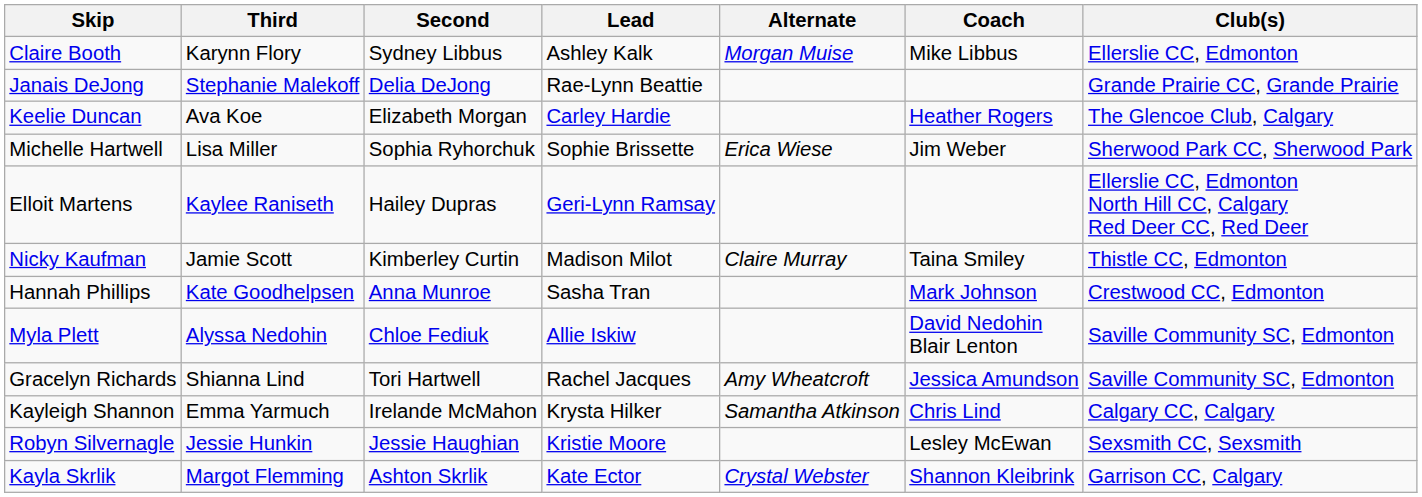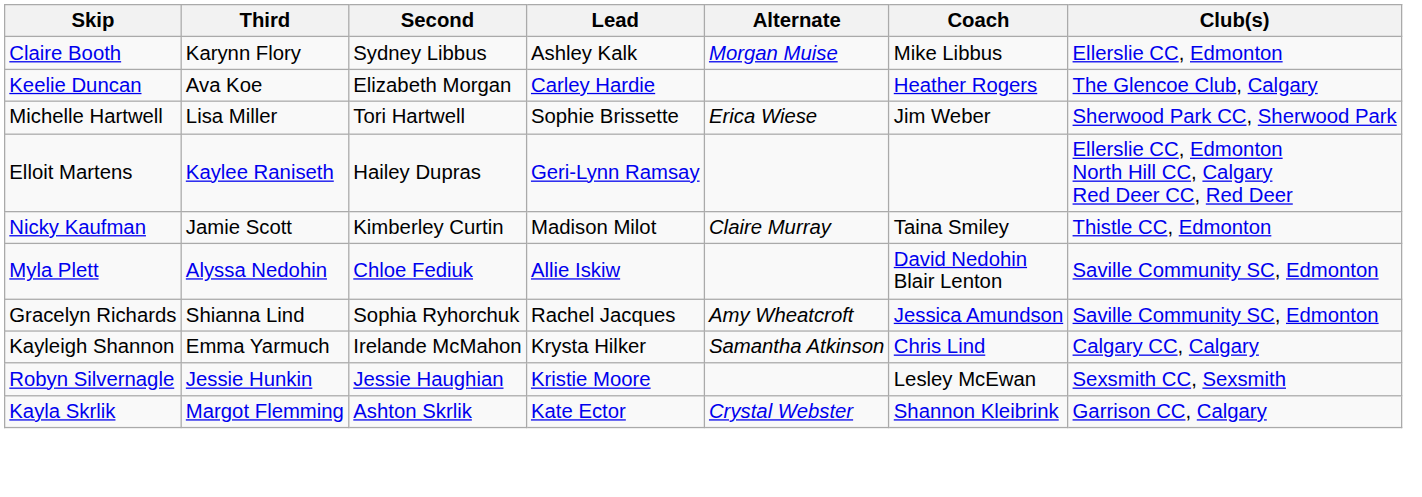- row: (77, 85)
(452, 149) Sophia Ryhorchuk -> (409, 117) Tori Hartwell
- row: (80, 291)
(425, 379) Tori Hartwell -> (436, 314) Sophia Ryhorchuk
